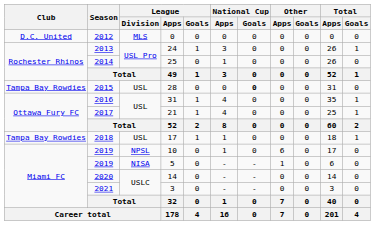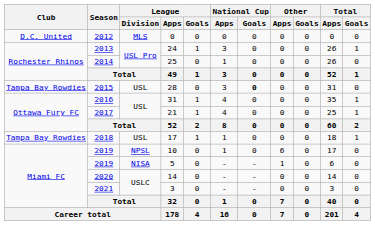(224, 87) 0 -> (224, 87) 3
